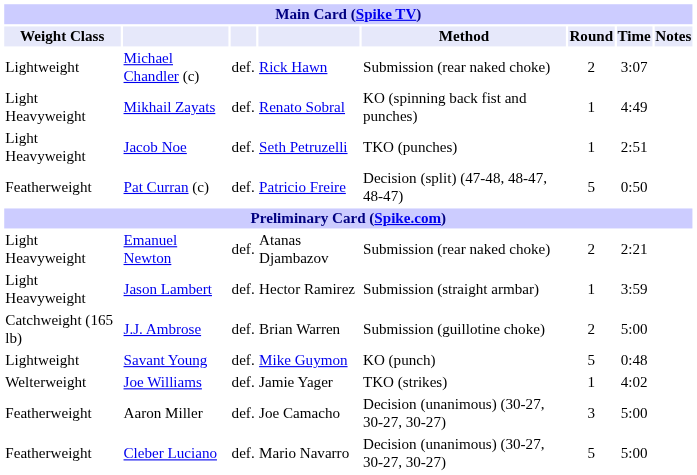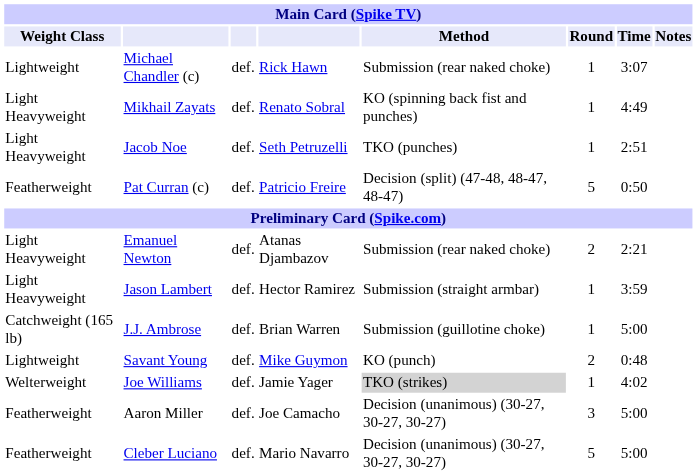(591, 67) 2 -> (591, 67) 1
(591, 329) 2 -> (591, 329) 1
(591, 360) 5 -> (591, 360) 2
(405, 382) no background -> (405, 382) lightgrey background
